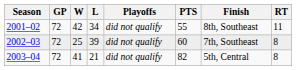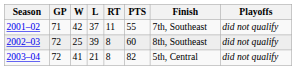columns swapped: (281, 12) <-> (139, 12)
(56, 27) 72 -> (56, 27) 71
(94, 27) 34 -> (94, 27) 37
(231, 27) 8th, Southeast -> (180, 27) 7th, Southeast
(231, 42) 7th, Southeast -> (180, 42) 8th, Southeast
